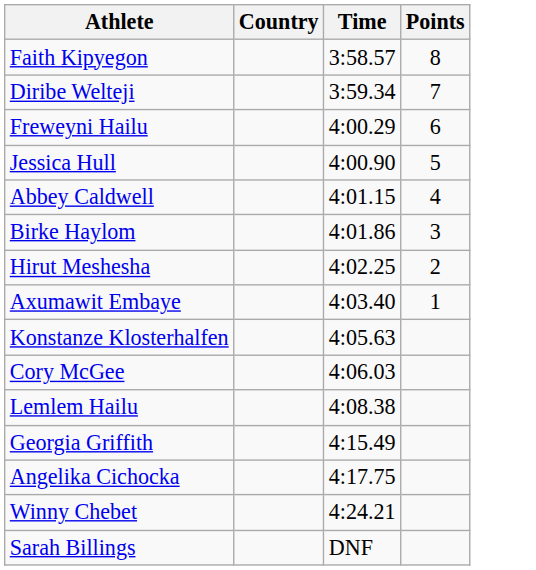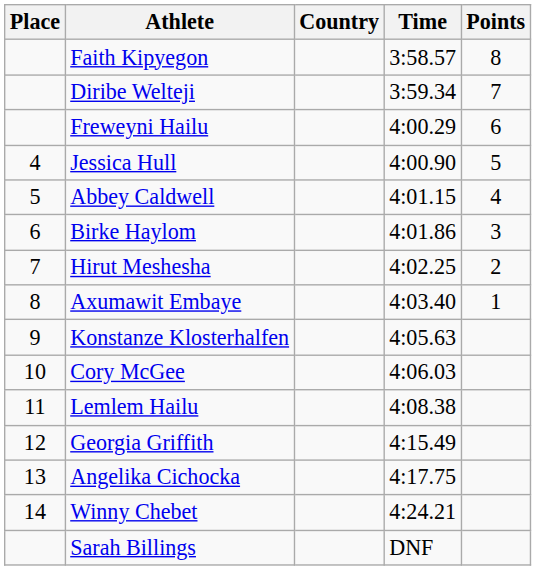+ column: (35, 22)
